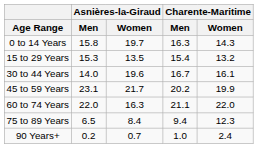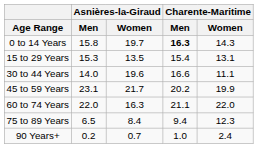(180, 43) normal -> (180, 43) bold
(225, 58) 13.2 -> (225, 58) 13.1
(180, 74) 16.7 -> (180, 74) 16.6
(225, 74) 16.1 -> (225, 74) 11.1
